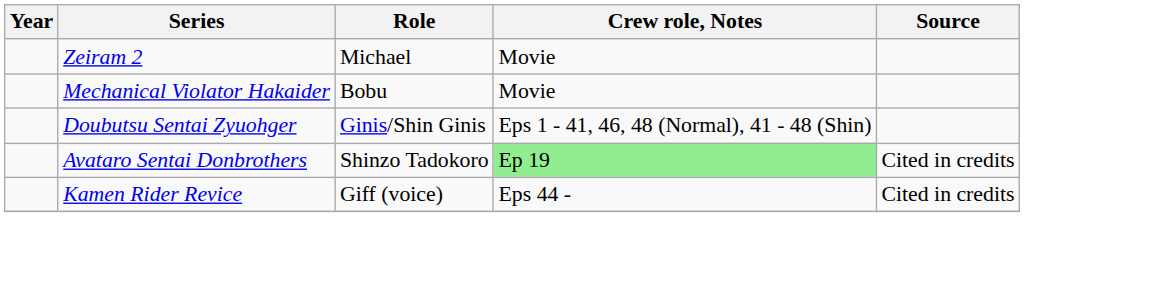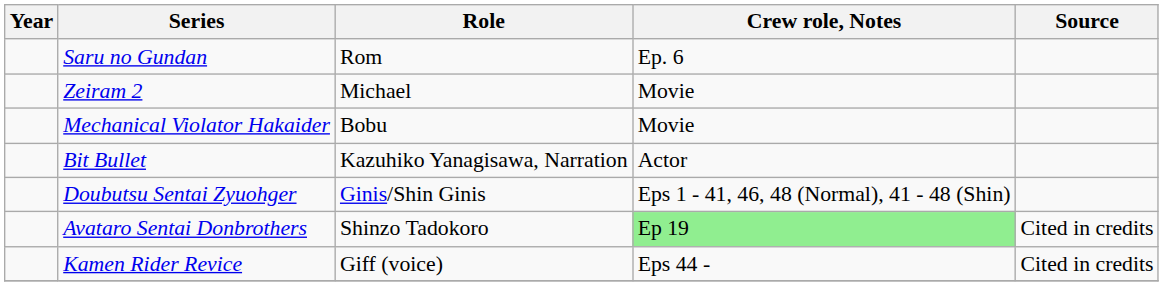+ row: (135, 56)
+ row: (105, 159)
